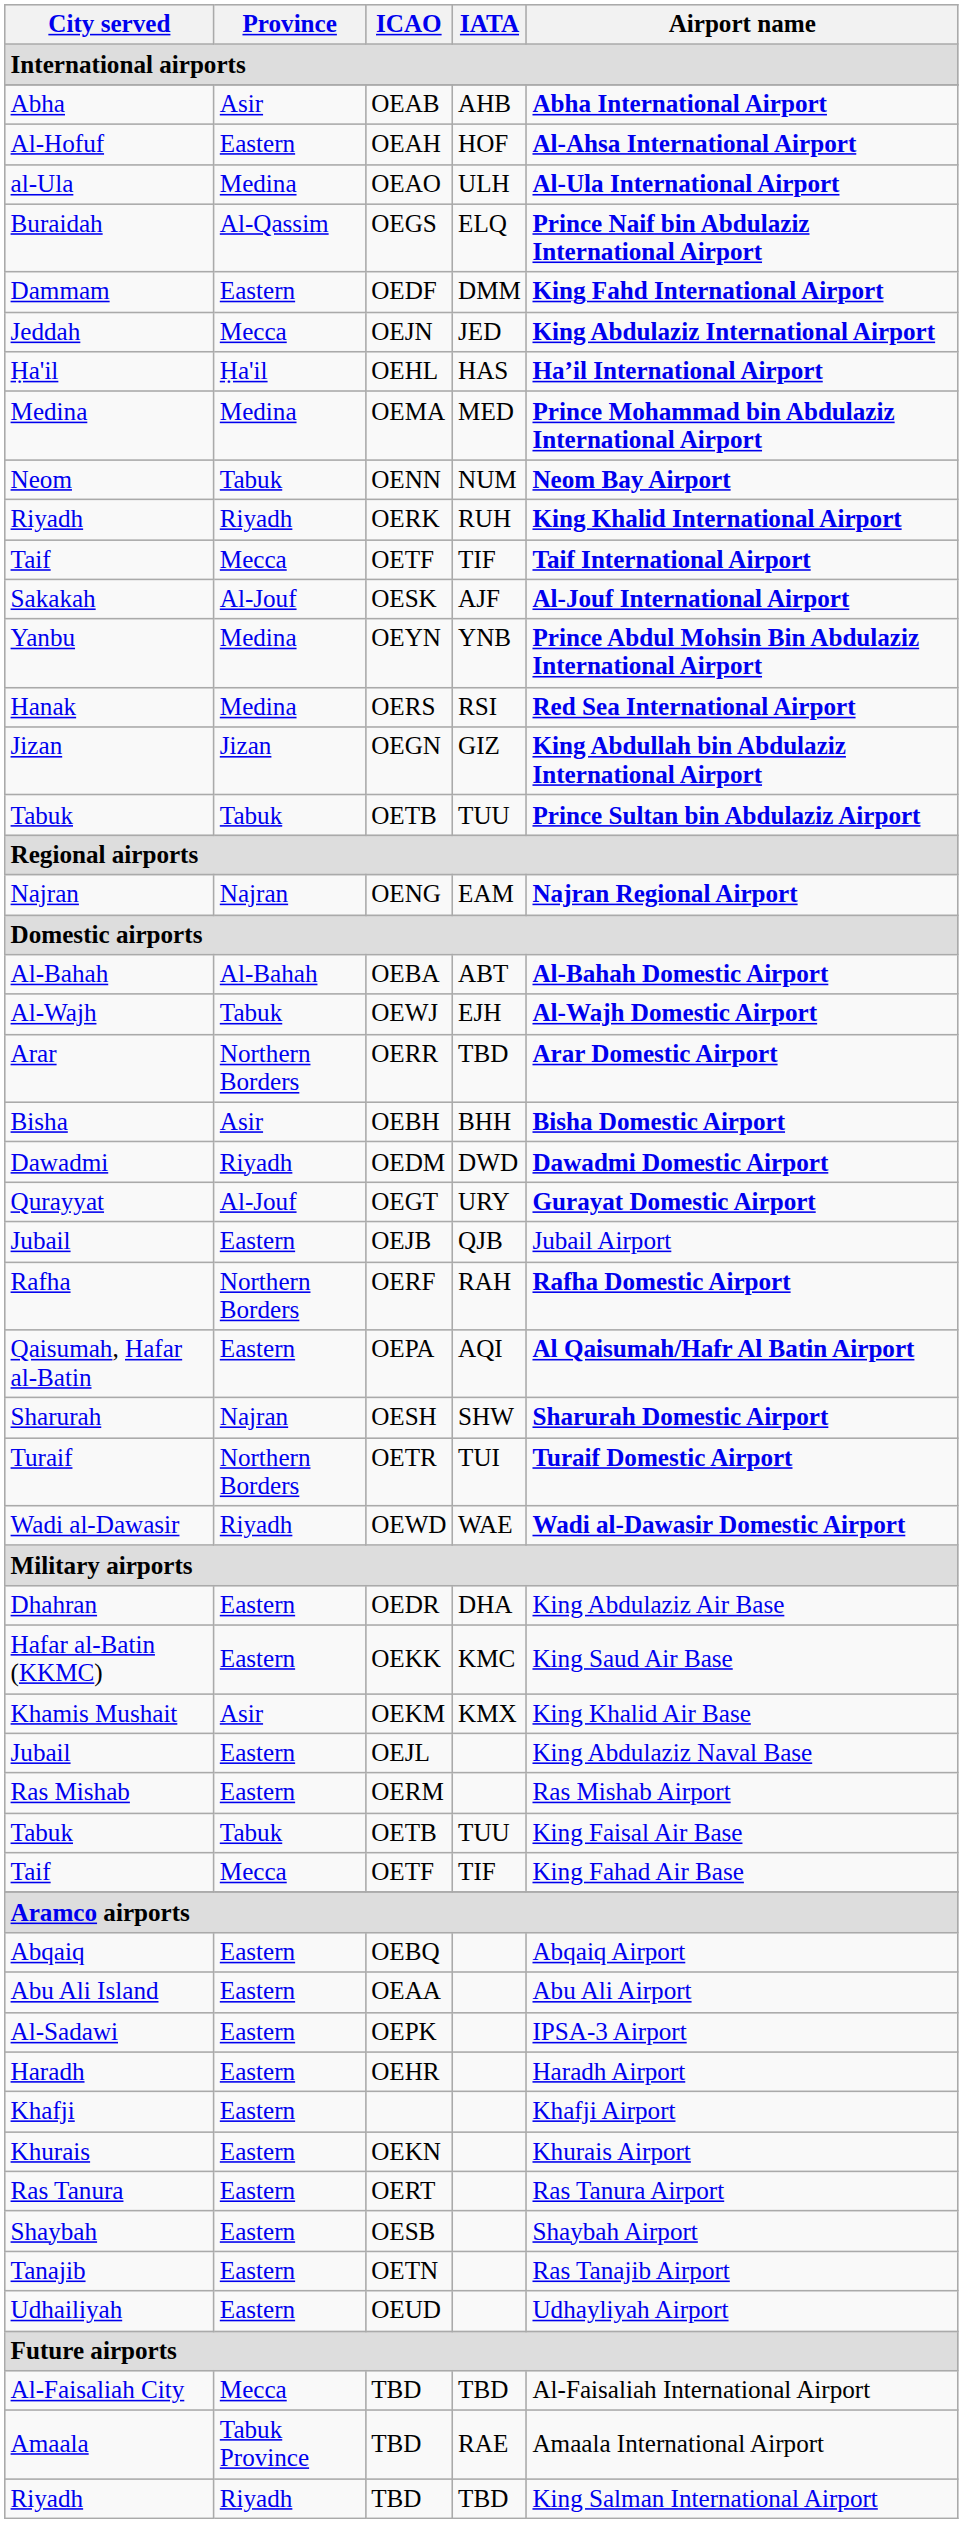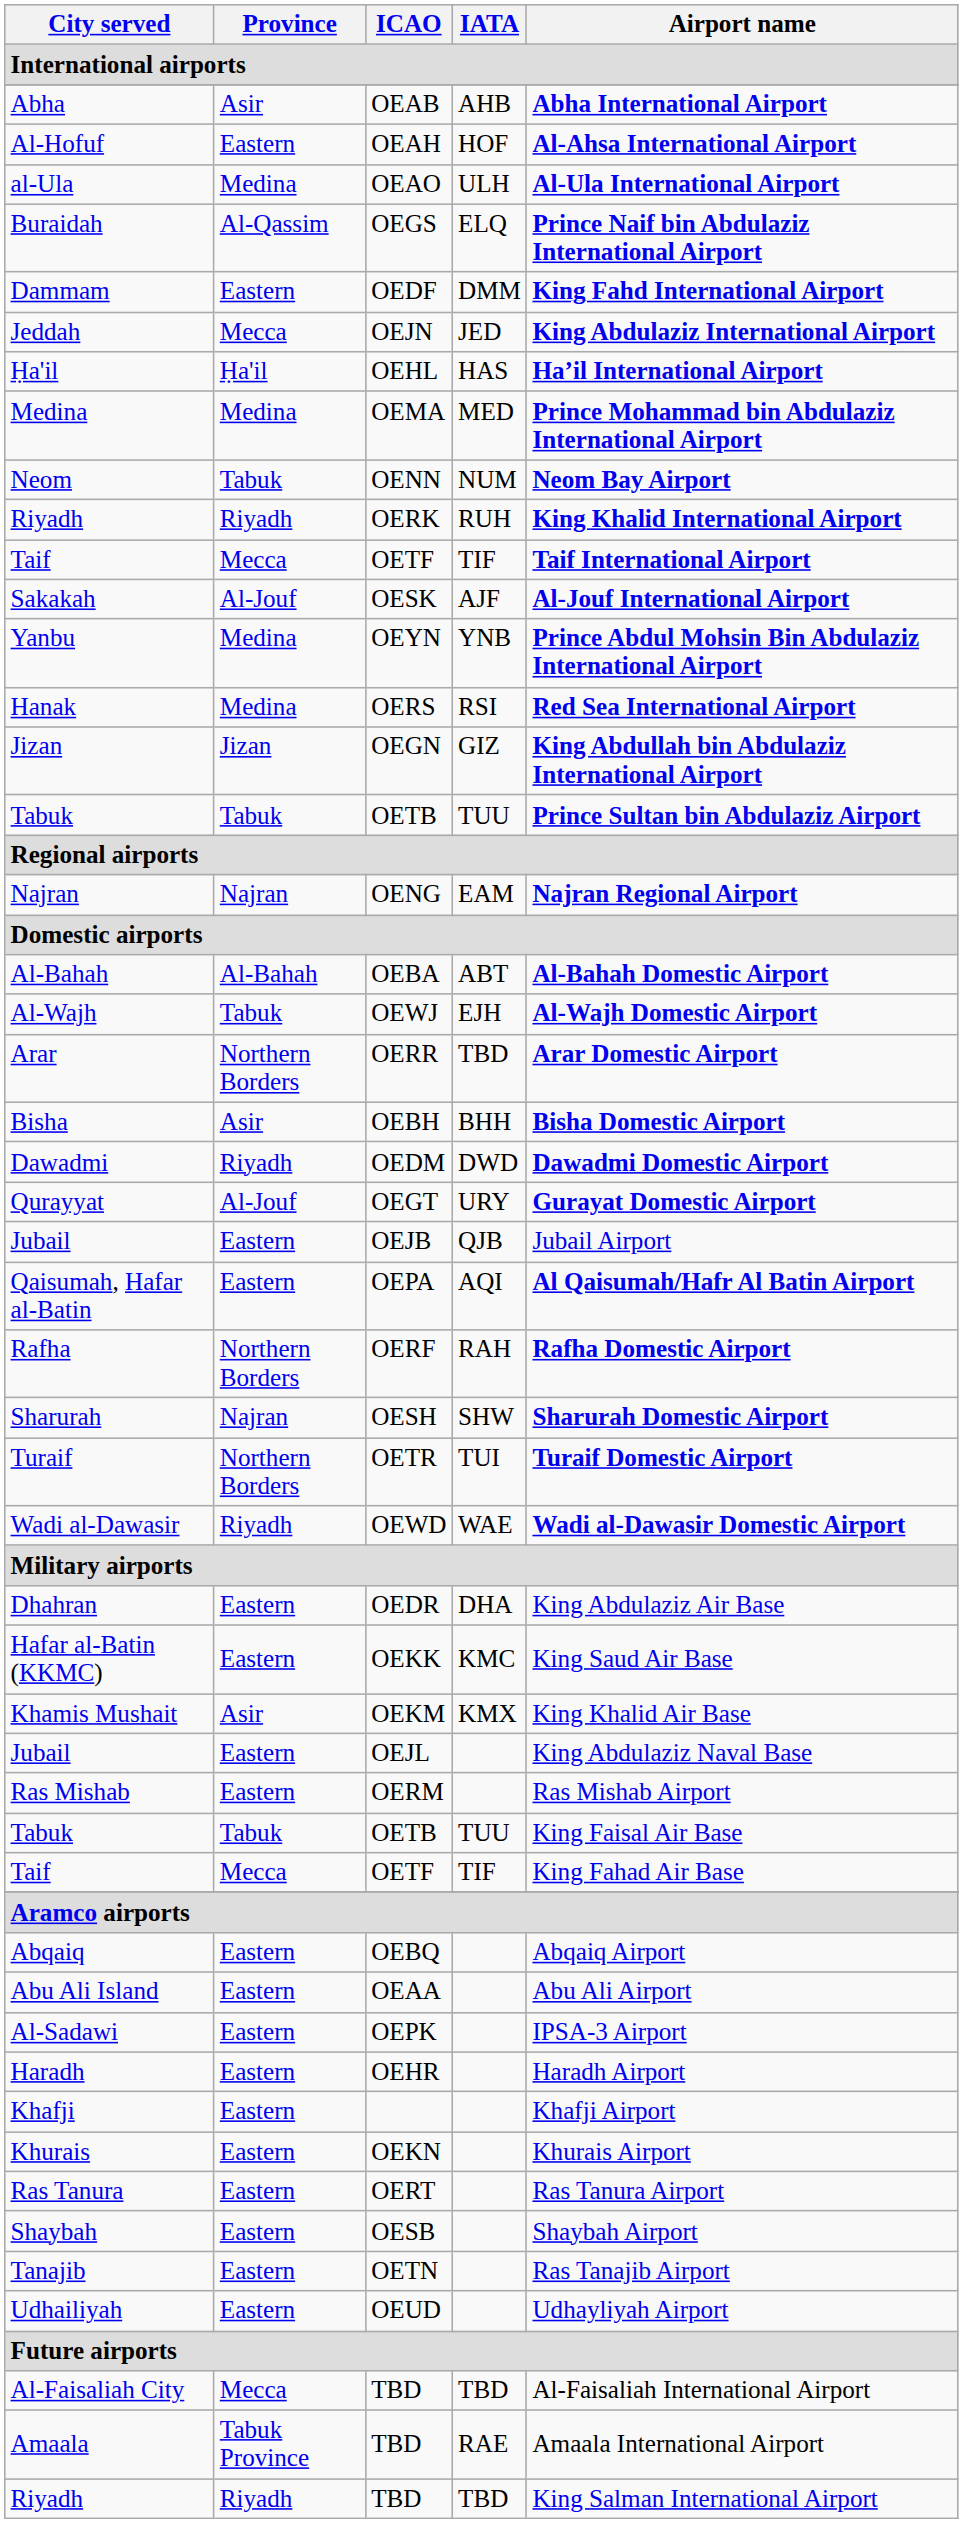rows swapped: (96, 1363) <-> (41, 1281)
